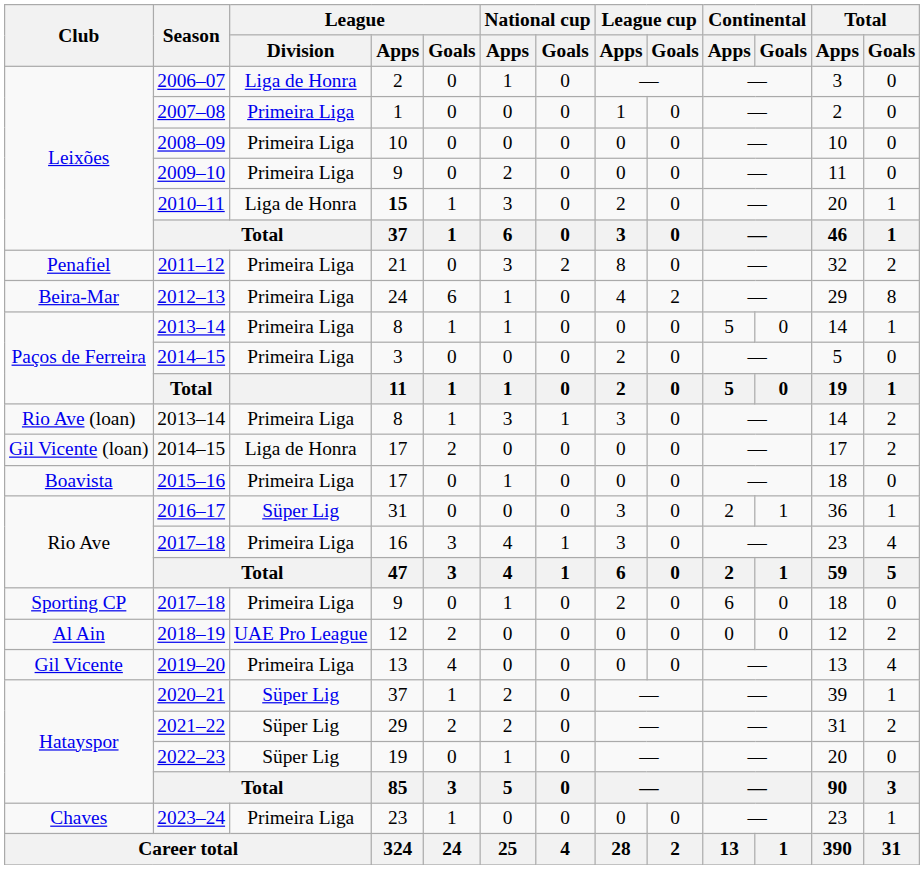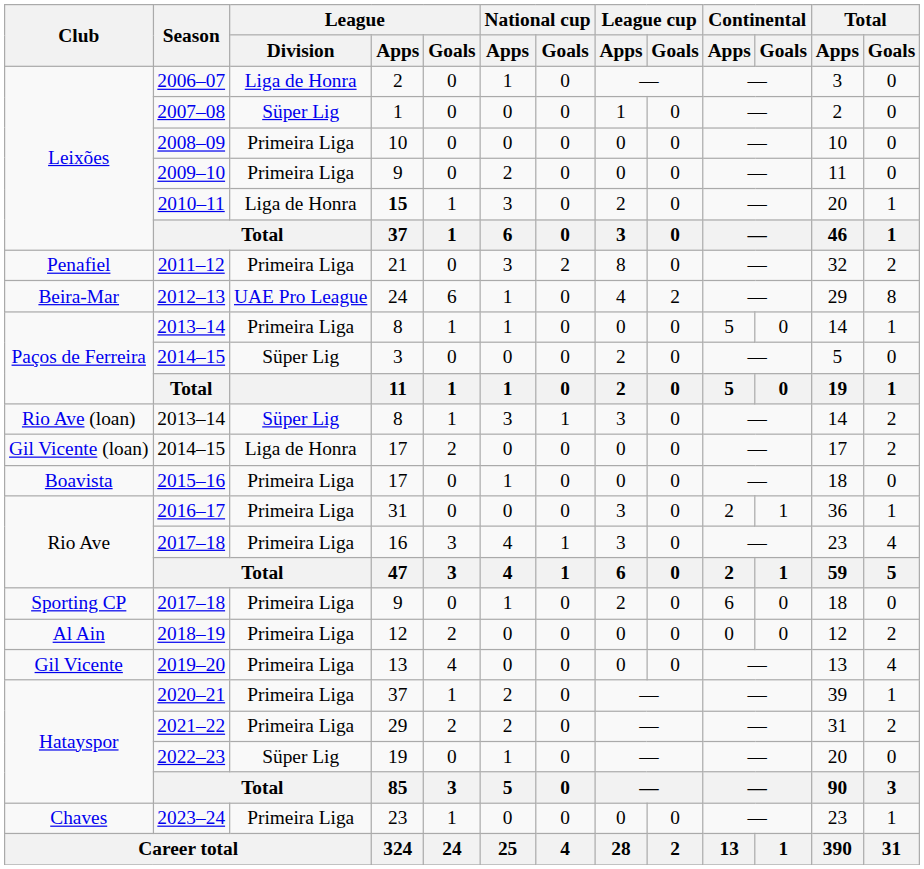(301, 111) Primeira Liga -> (301, 111) Süper Lig
(301, 296) Primeira Liga -> (301, 296) UAE Pro League
(301, 357) Primeira Liga -> (301, 357) Süper Lig
(301, 419) Primeira Liga -> (301, 419) Süper Lig
(301, 511) Süper Lig -> (301, 511) Primeira Liga
(301, 633) UAE Pro League -> (301, 633) Primeira Liga
(301, 695) Süper Lig -> (301, 695) Primeira Liga
(301, 726) Süper Lig -> (301, 726) Primeira Liga
